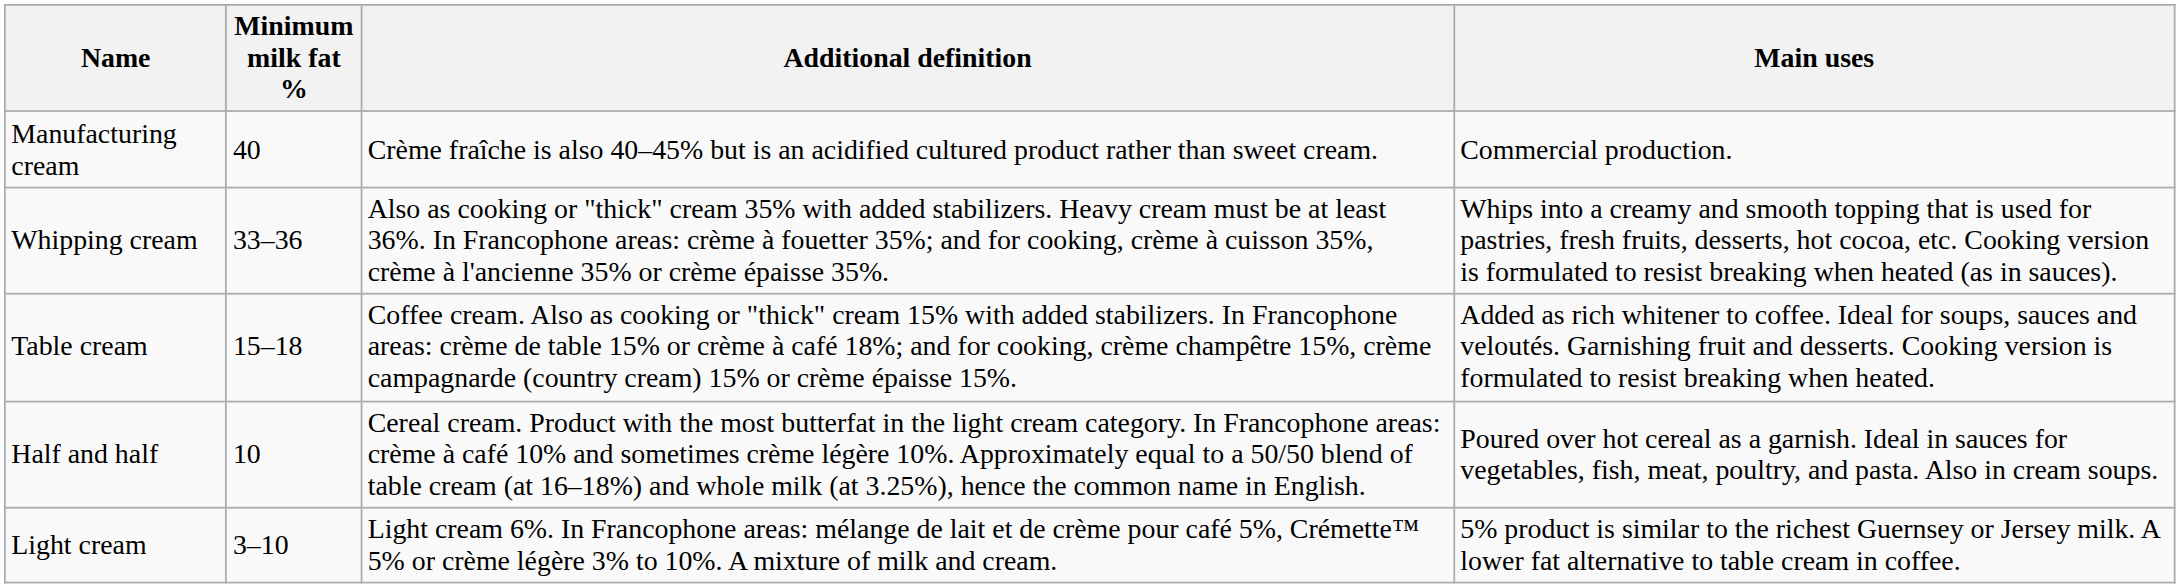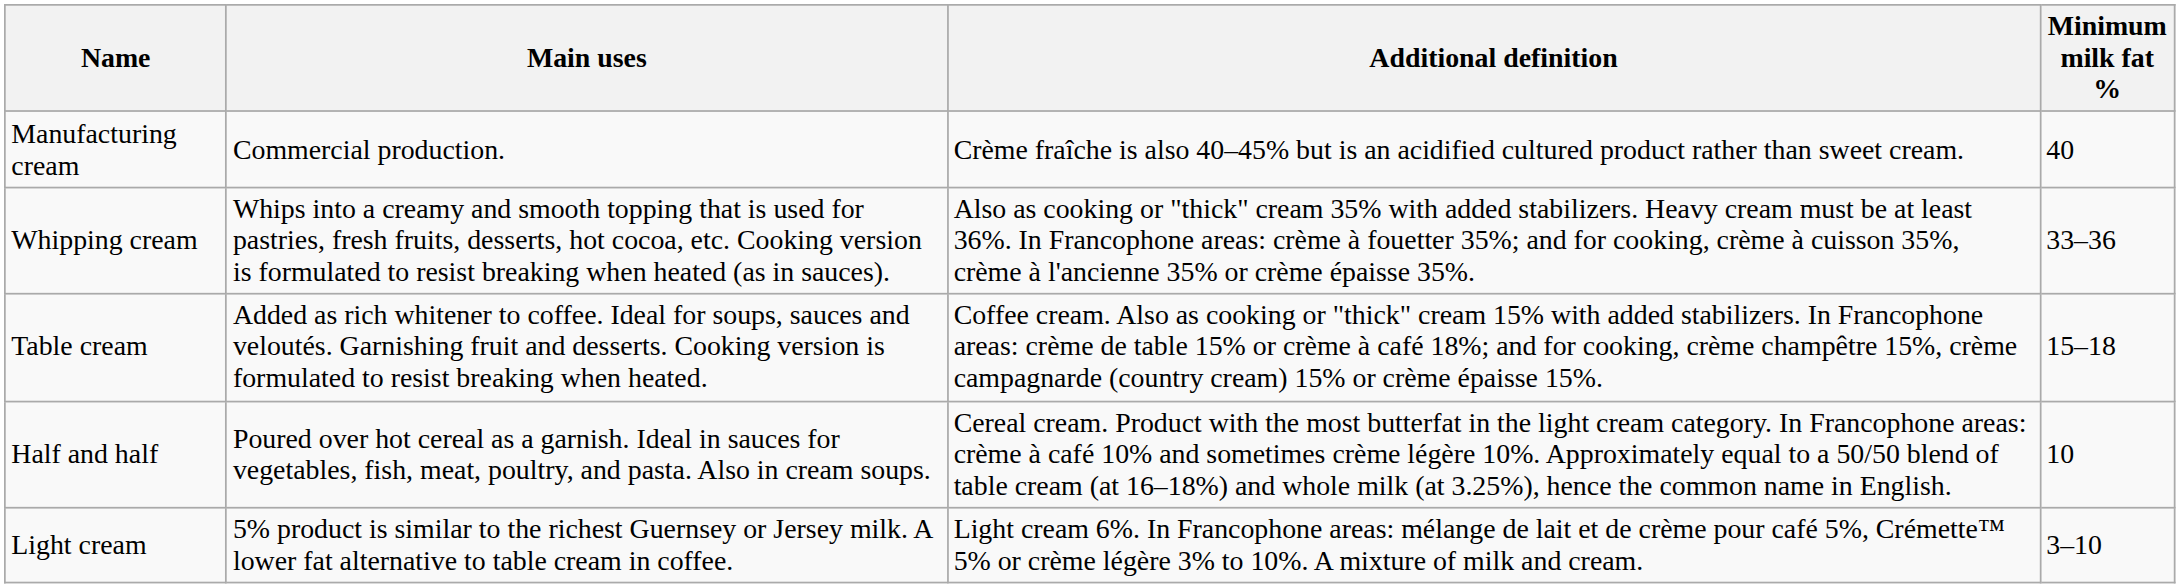columns swapped: (294, 57) <-> (1814, 57)
